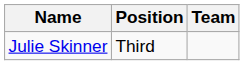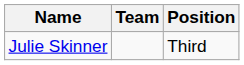columns swapped: (213, 18) <-> (150, 18)
